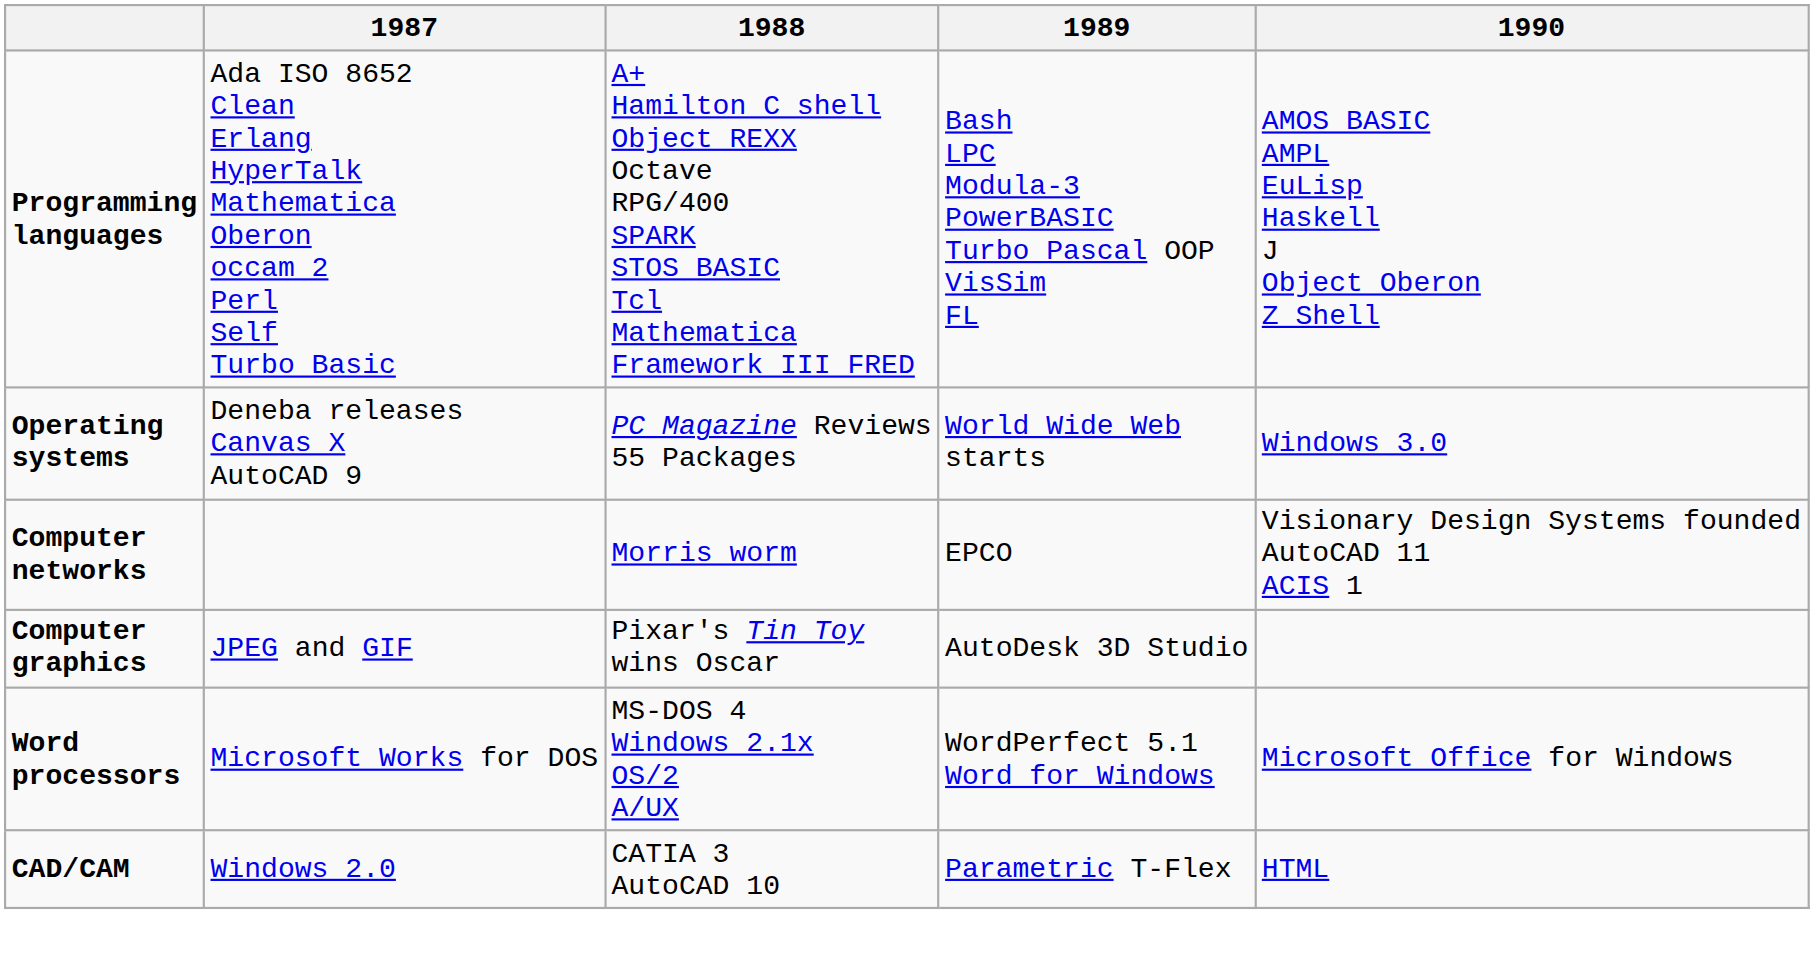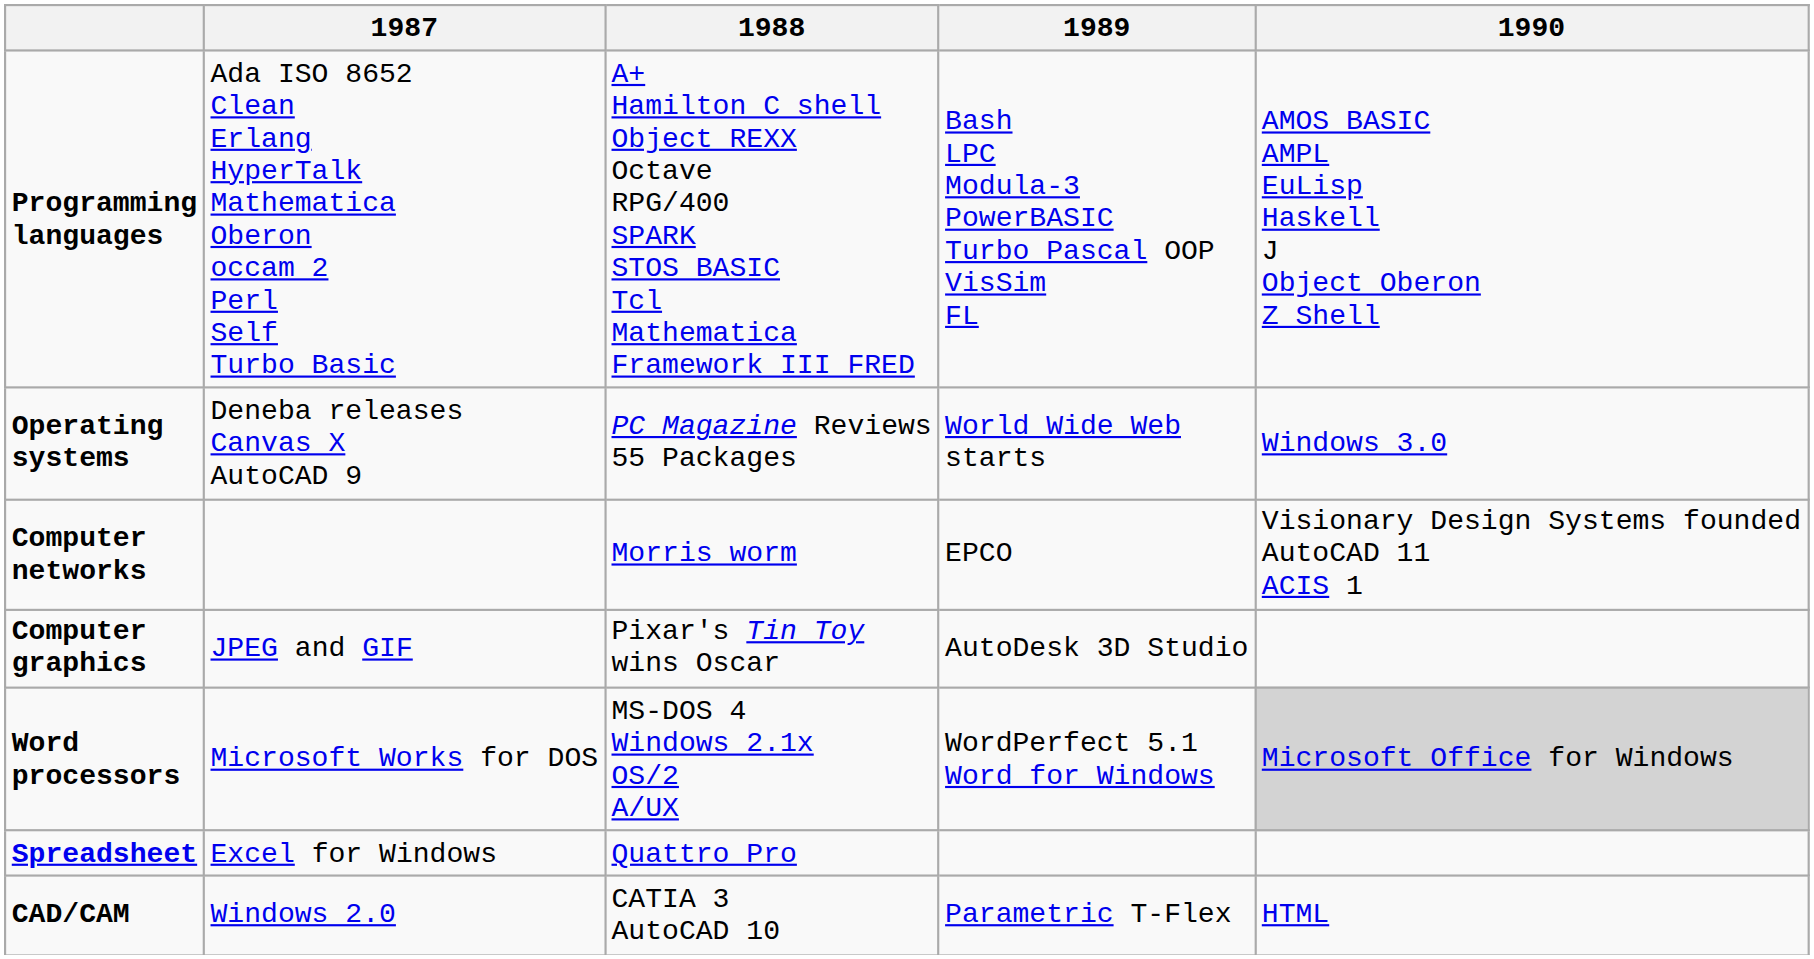(1498, 759) no background -> (1498, 759) lightgrey background
+ row: (104, 853)
